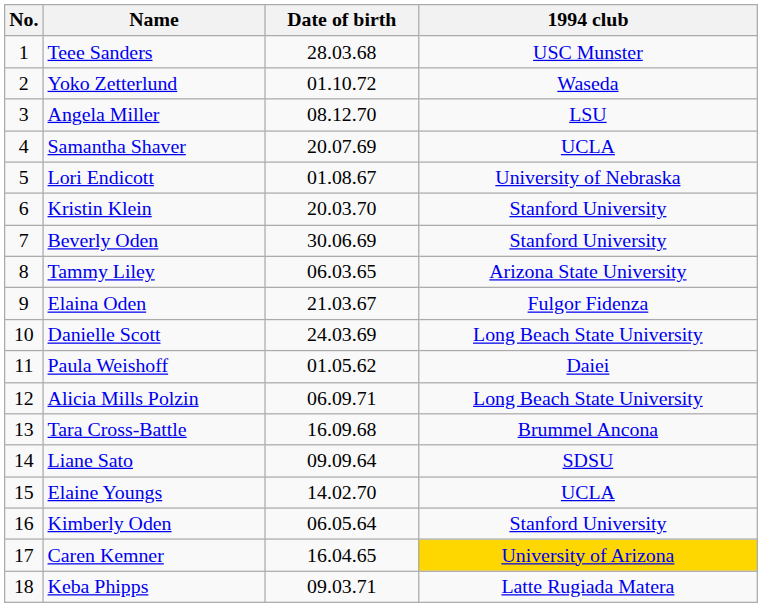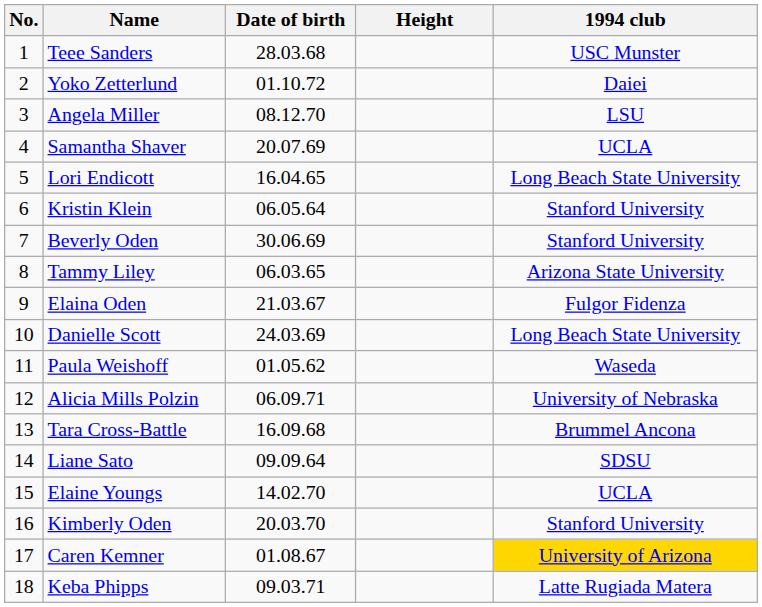+ column: (425, 20)
(588, 83) Waseda -> (625, 83) Daiei
(342, 177) 01.08.67 -> (291, 177) 16.04.65
(588, 177) University of Nebraska -> (625, 177) Long Beach State University
(342, 209) 20.03.70 -> (291, 209) 06.05.64
(588, 366) Daiei -> (625, 366) Waseda
(588, 397) Long Beach State University -> (625, 397) University of Nebraska
(342, 523) 06.05.64 -> (291, 523) 20.03.70
(342, 555) 16.04.65 -> (291, 555) 01.08.67
